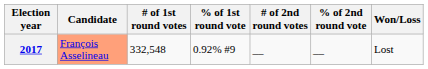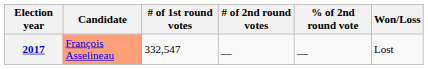- column: (220, 19)
(148, 49) 332,548 -> (162, 49) 332,547
